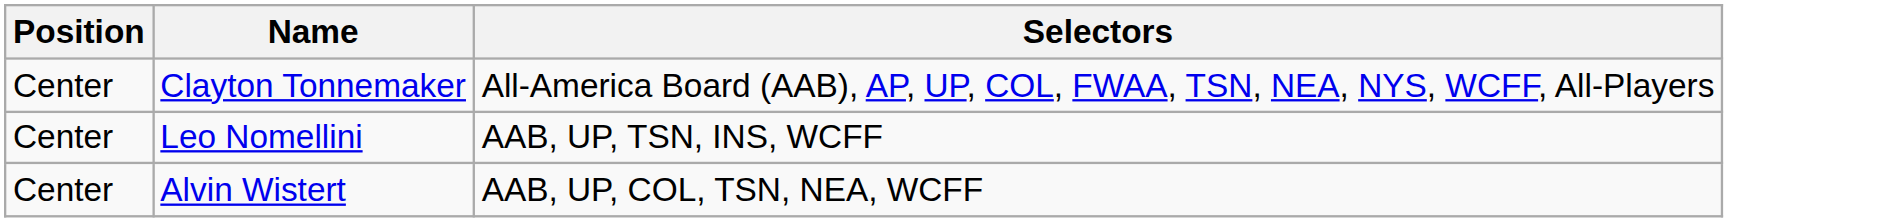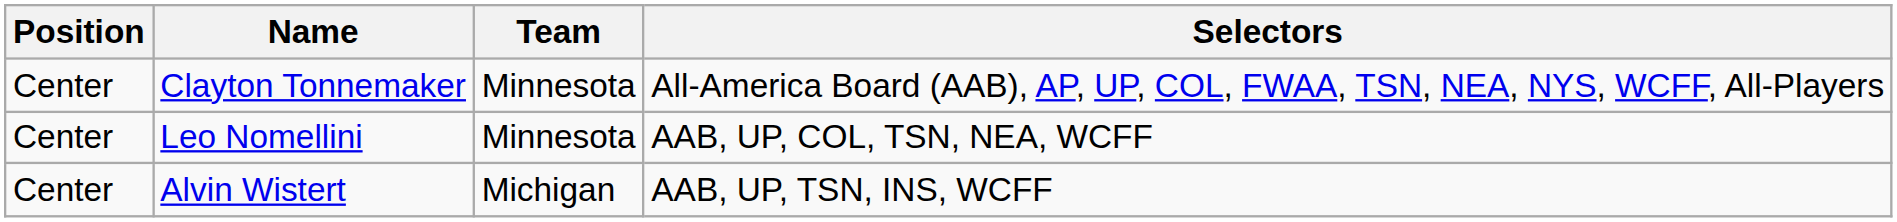+ column: (559, 32)
(682, 138) AAB, UP, TSN, INS, WCFF -> (902, 138) AAB, UP, COL, TSN, NEA, WCFF
(732, 190) AAB, UP, COL, TSN, NEA, WCFF -> (852, 190) AAB, UP, TSN, INS, WCFF
